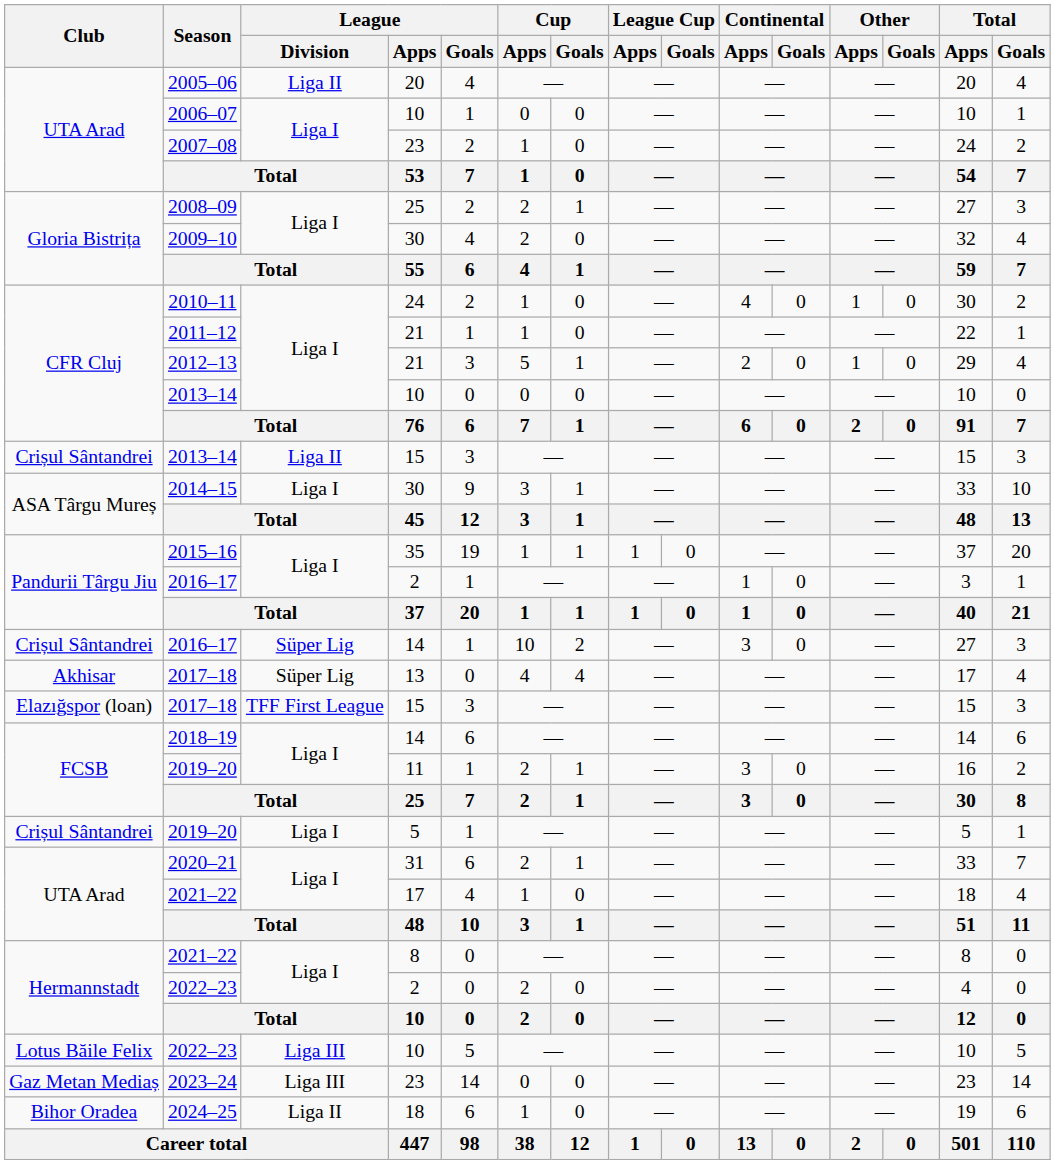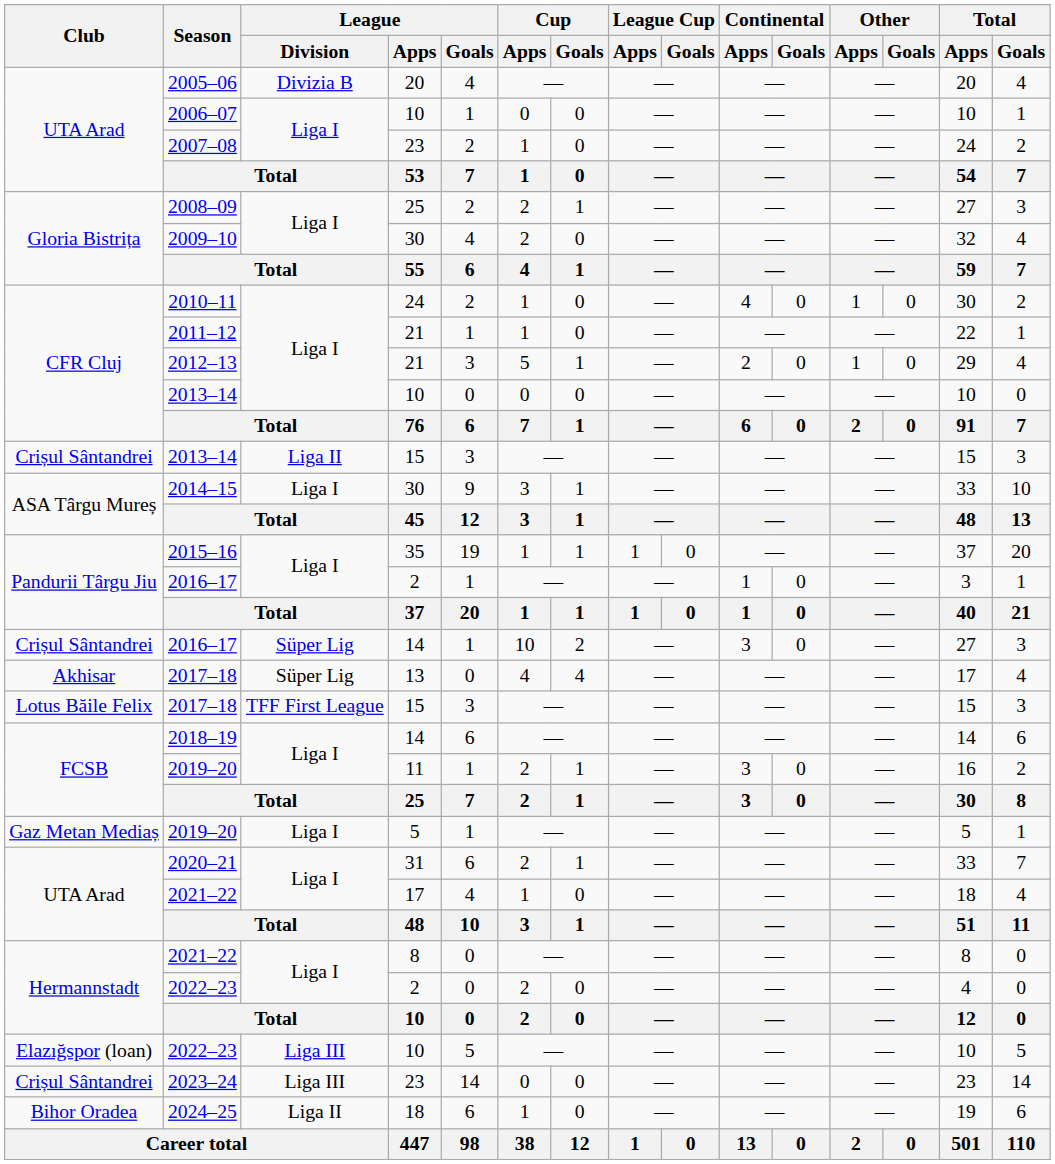(315, 82) Liga II -> (315, 82) Divizia B
(84, 706) Elazığspor (loan) -> (84, 706) Lotus Băile Felix
(84, 831) Crișul Sântandrei -> (84, 831) Gaz Metan Mediaș
(84, 1050) Lotus Băile Felix -> (84, 1050) Elazığspor (loan)
(84, 1081) Gaz Metan Mediaș -> (84, 1081) Crișul Sântandrei
